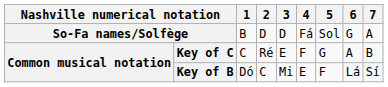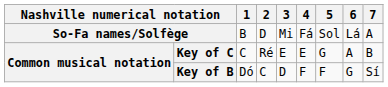(283, 33) D -> (286, 33) Mi
(349, 33) G -> (353, 33) Lá
(303, 53) F -> (303, 53) E
(286, 72) Mi -> (283, 72) D
(303, 72) E -> (303, 72) F
(353, 72) Lá -> (349, 72) G
